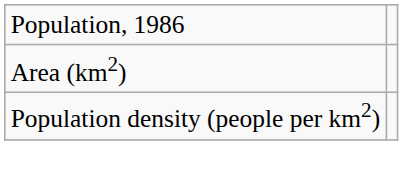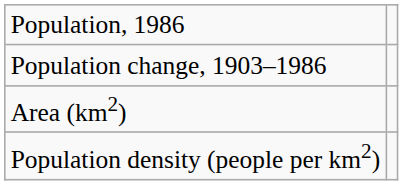+ row: (169, 65)
